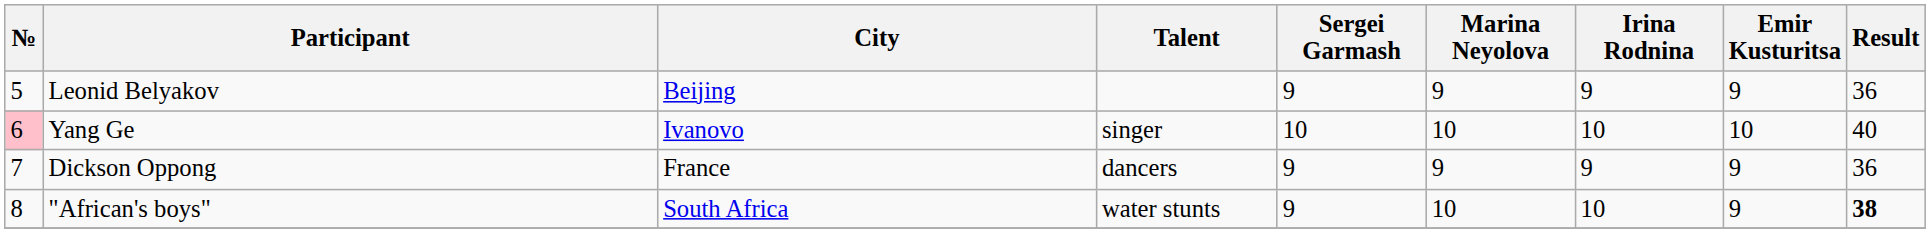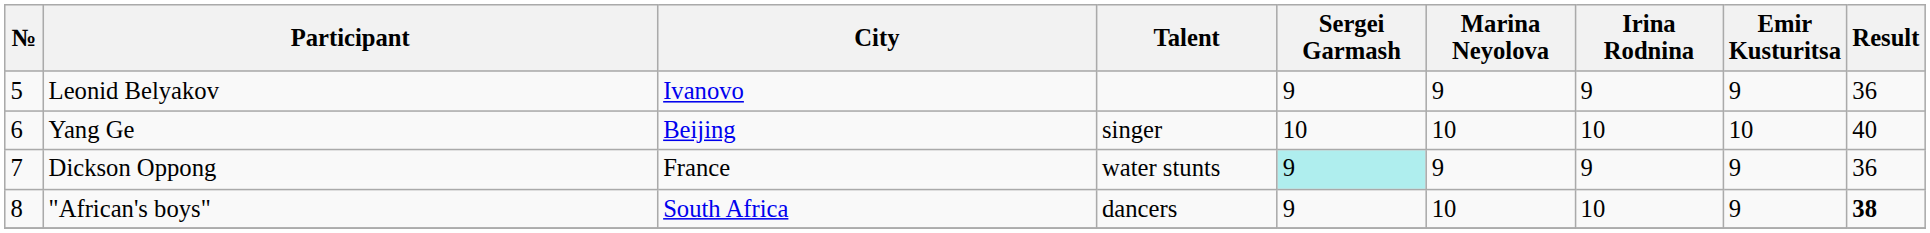(699, 90) Beijing -> (704, 90) Ivanovo
(17, 129) pink background -> (17, 129) no background
(704, 129) Ivanovo -> (699, 129) Beijing
(1140, 168) dancers -> (1161, 168) water stunts
(1289, 168) no background -> (1289, 168) paleturquoise background
(1161, 208) water stunts -> (1140, 208) dancers
